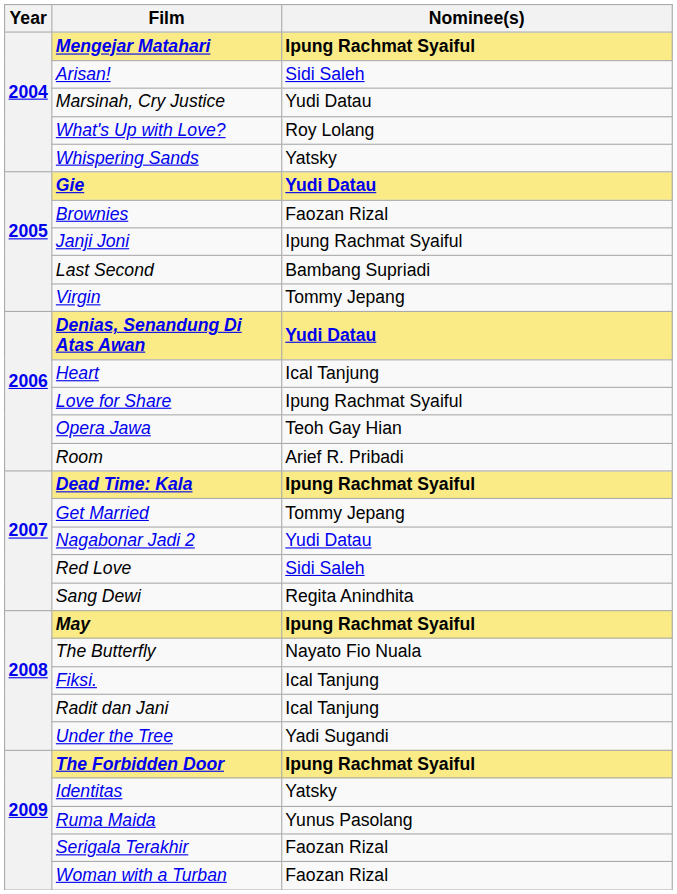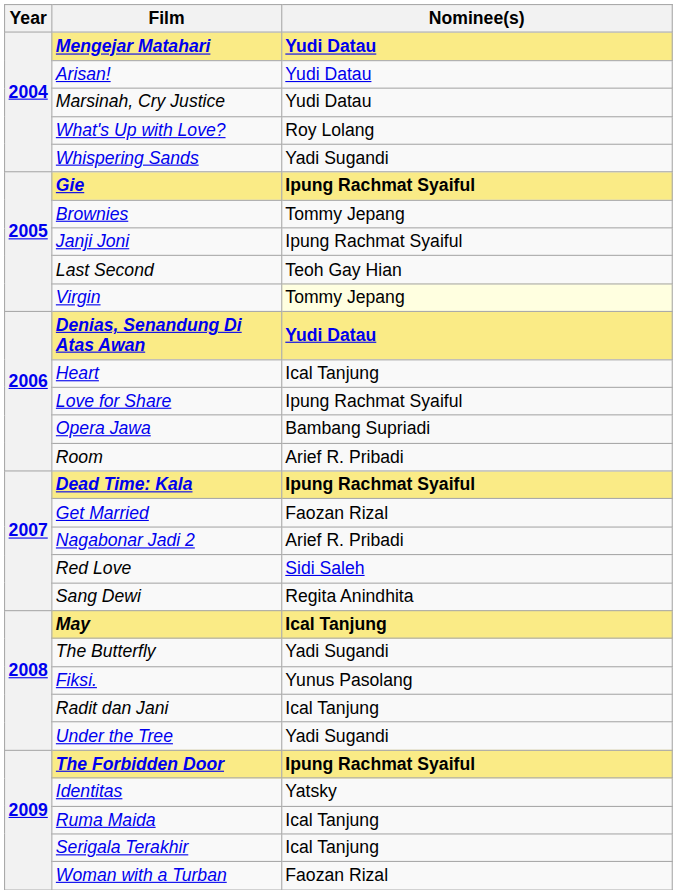(380, 46) Ipung Rachmat Syaiful -> (331, 46) Yudi Datau
(325, 74) Sidi Saleh -> (328, 74) Yudi Datau
(311, 158) Yatsky -> (337, 158) Yadi Sugandi
(331, 185) Yudi Datau -> (380, 185) Ipung Rachmat Syaiful
(337, 213) Faozan Rizal -> (345, 213) Tommy Jepang
(358, 269) Bambang Supriadi -> (344, 269) Teoh Gay Hian
(345, 297) no background -> (345, 297) lightyellow background
(344, 429) Teoh Gay Hian -> (358, 429) Bambang Supriadi
(345, 512) Tommy Jepang -> (337, 512) Faozan Rizal
(328, 540) Yudi Datau -> (345, 540) Arief R. Pribadi
(380, 624) Ipung Rachmat Syaiful -> (336, 624) Ical Tanjung
(353, 652) Nayato Fio Nuala -> (337, 652) Yadi Sugandi
(332, 680) Ical Tanjung -> (349, 680) Yunus Pasolang
(349, 819) Yunus Pasolang -> (332, 819) Ical Tanjung
(337, 847) Faozan Rizal -> (332, 847) Ical Tanjung
